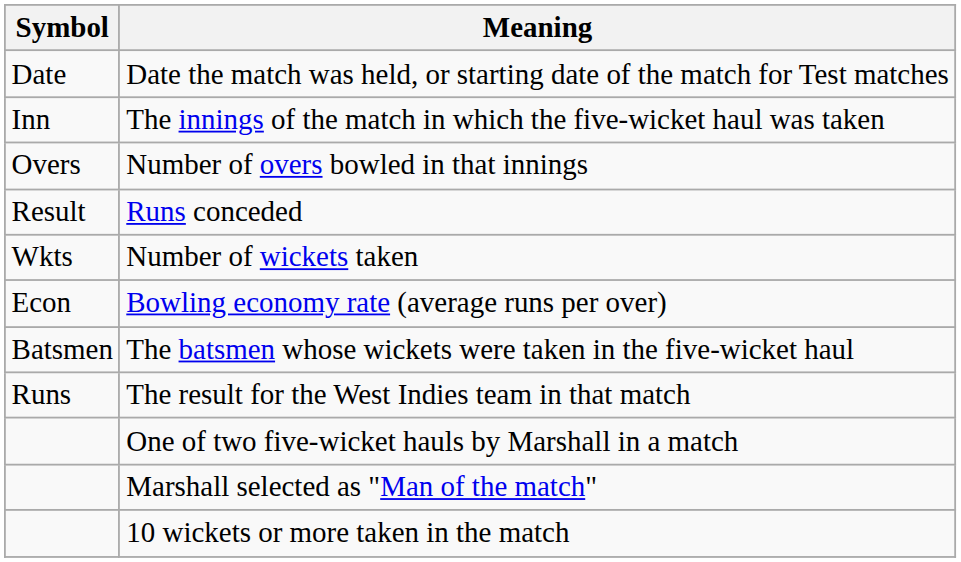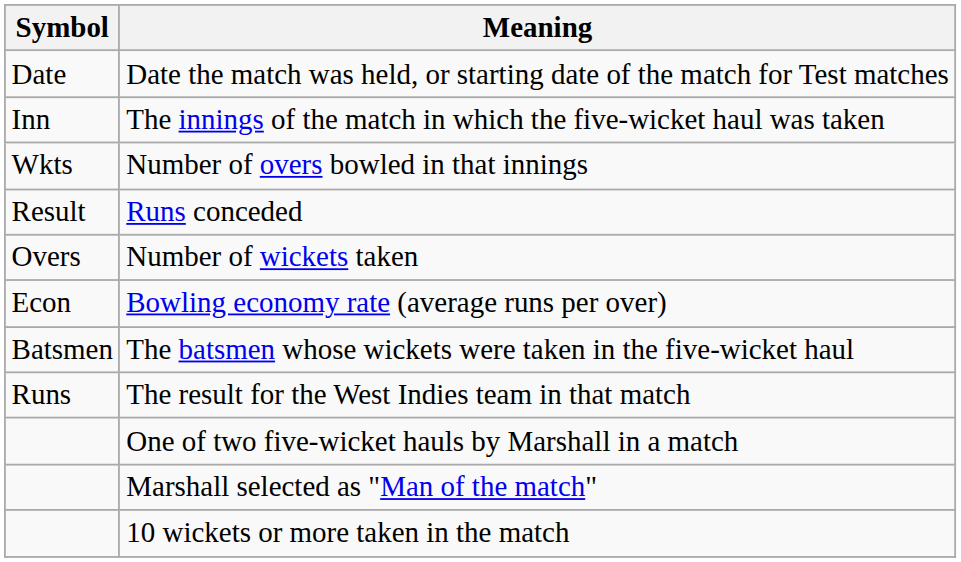(46, 165) Overs -> (42, 165) Wkts
(42, 257) Wkts -> (46, 257) Overs
